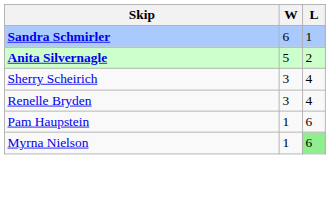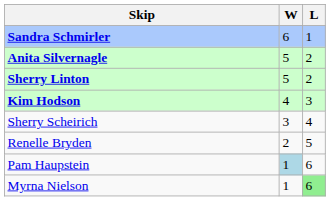+ row: (48, 79)
+ row: (44, 100)
(286, 100) 3 -> (286, 143) 2
(309, 100) 4 -> (309, 143) 5
(286, 121) no background -> (286, 164) lightblue background
